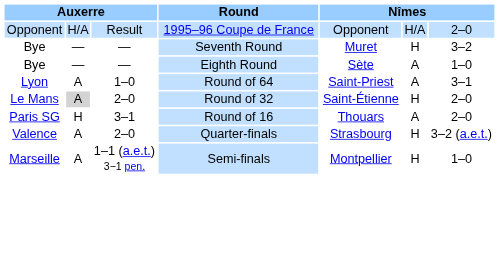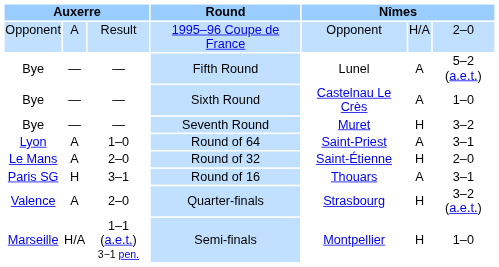(78, 29) H/A -> (75, 29) A
+ row: (226, 68)
+ row: (226, 100)
- row: (239, 64)
(78, 99) lightgrey background -> (75, 159) no background
(461, 116) 2–0 -> (463, 176) 3–1
(78, 158) A -> (75, 240) H/A
